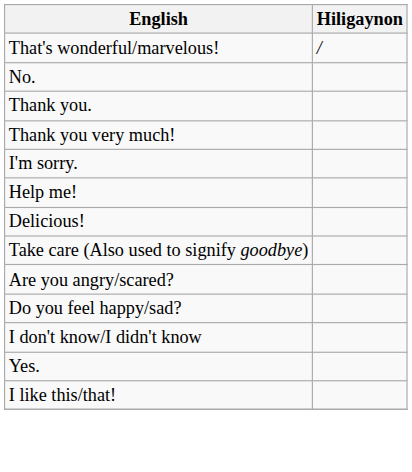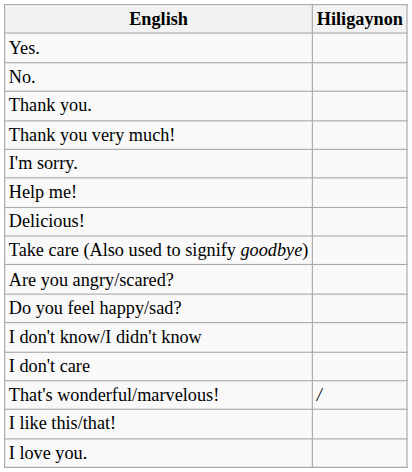rows swapped: (24, 366) <-> (114, 47)
+ row: (49, 366)
+ row: (48, 452)
